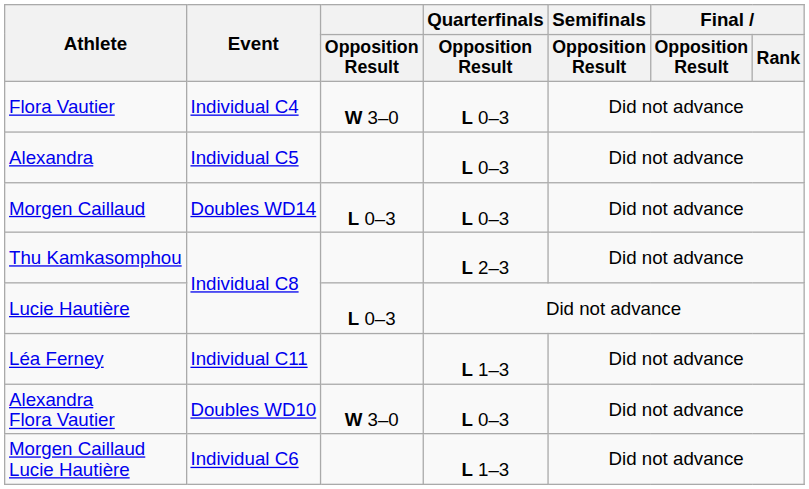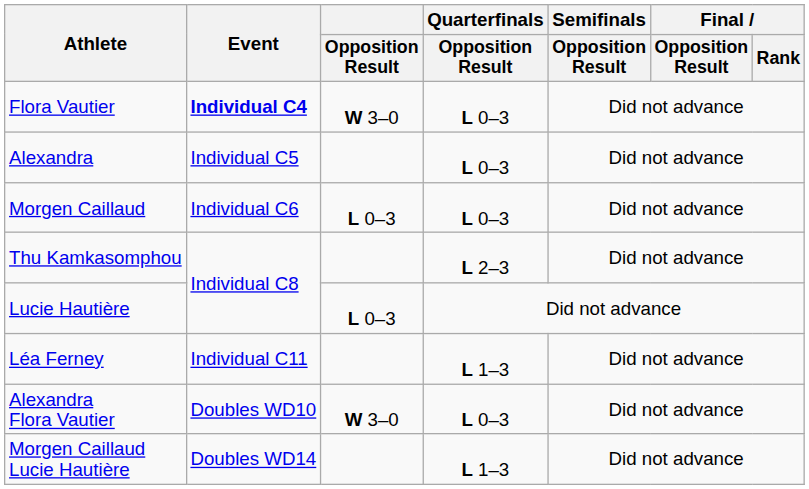(245, 107) normal -> (249, 107) bold
(253, 208) Doubles WD14 -> (245, 208) Individual C6
(245, 460) Individual C6 -> (253, 460) Doubles WD14
